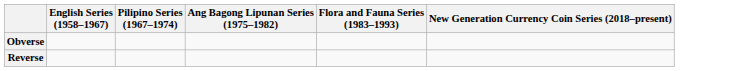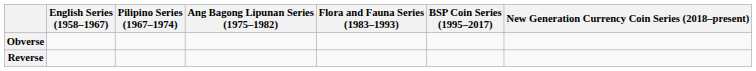+ column: (465, 18)
